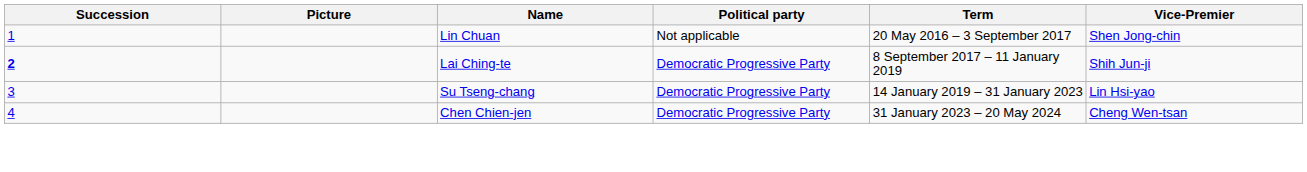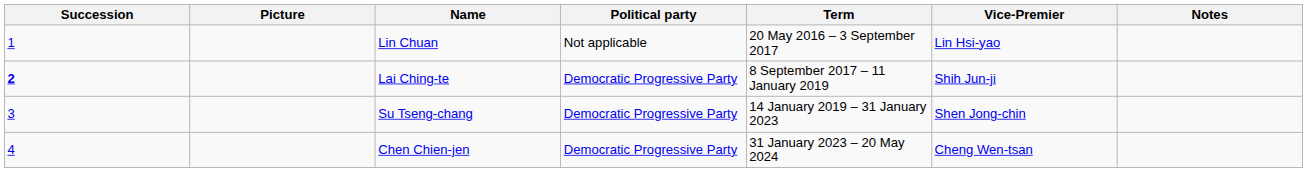+ column: (1210, 14)
(1135, 35) Shen Jong-chin -> (967, 43) Lin Hsi-yao
(1122, 92) Lin Hsi-yao -> (980, 114) Shen Jong-chin
